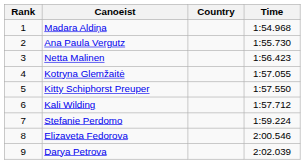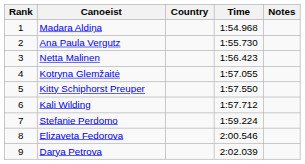+ column: (282, 12)
